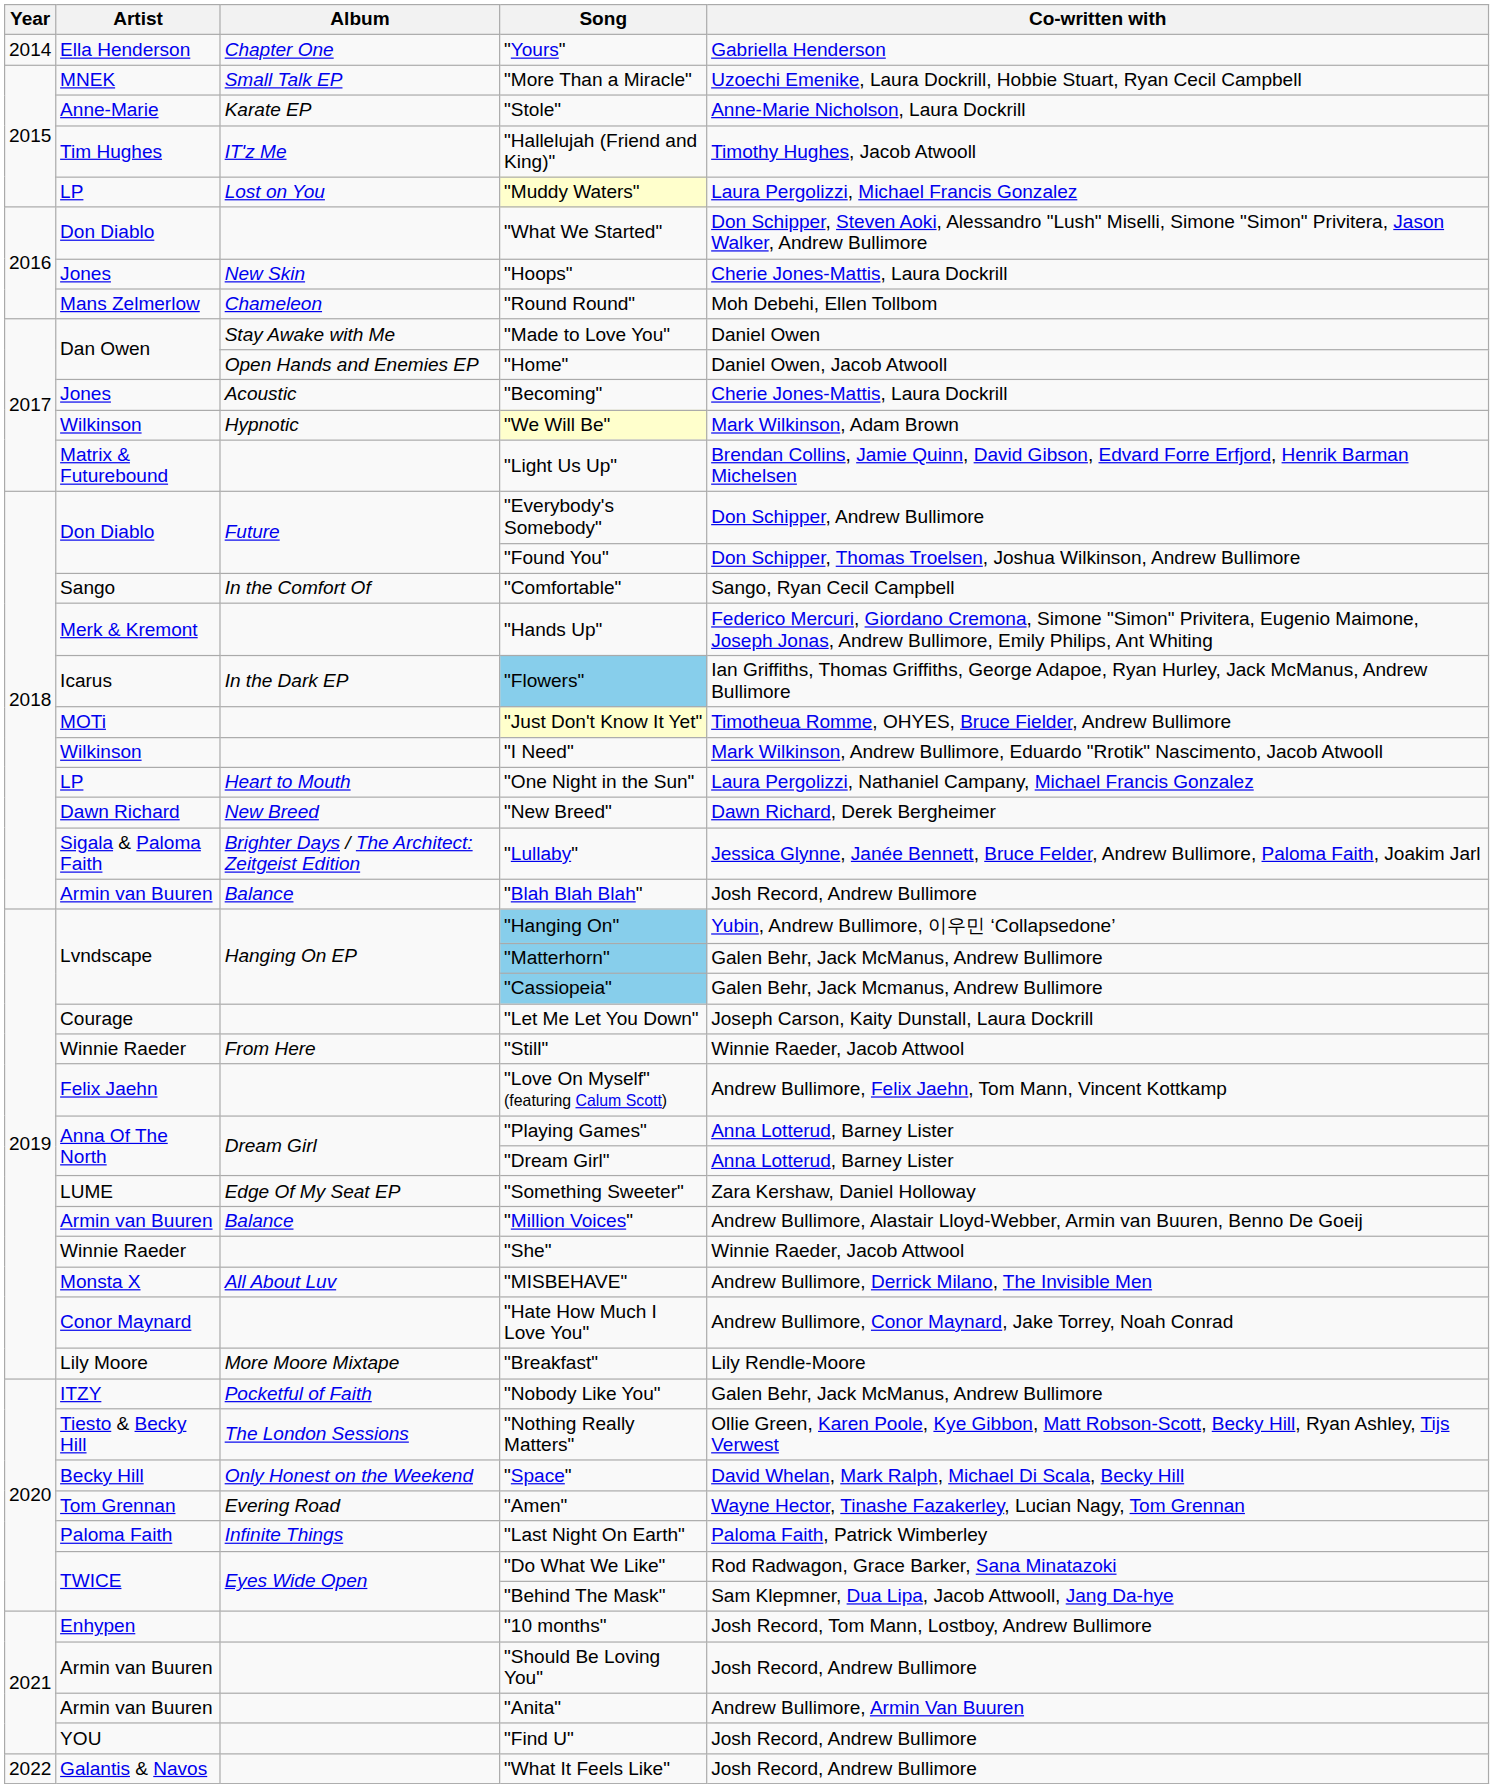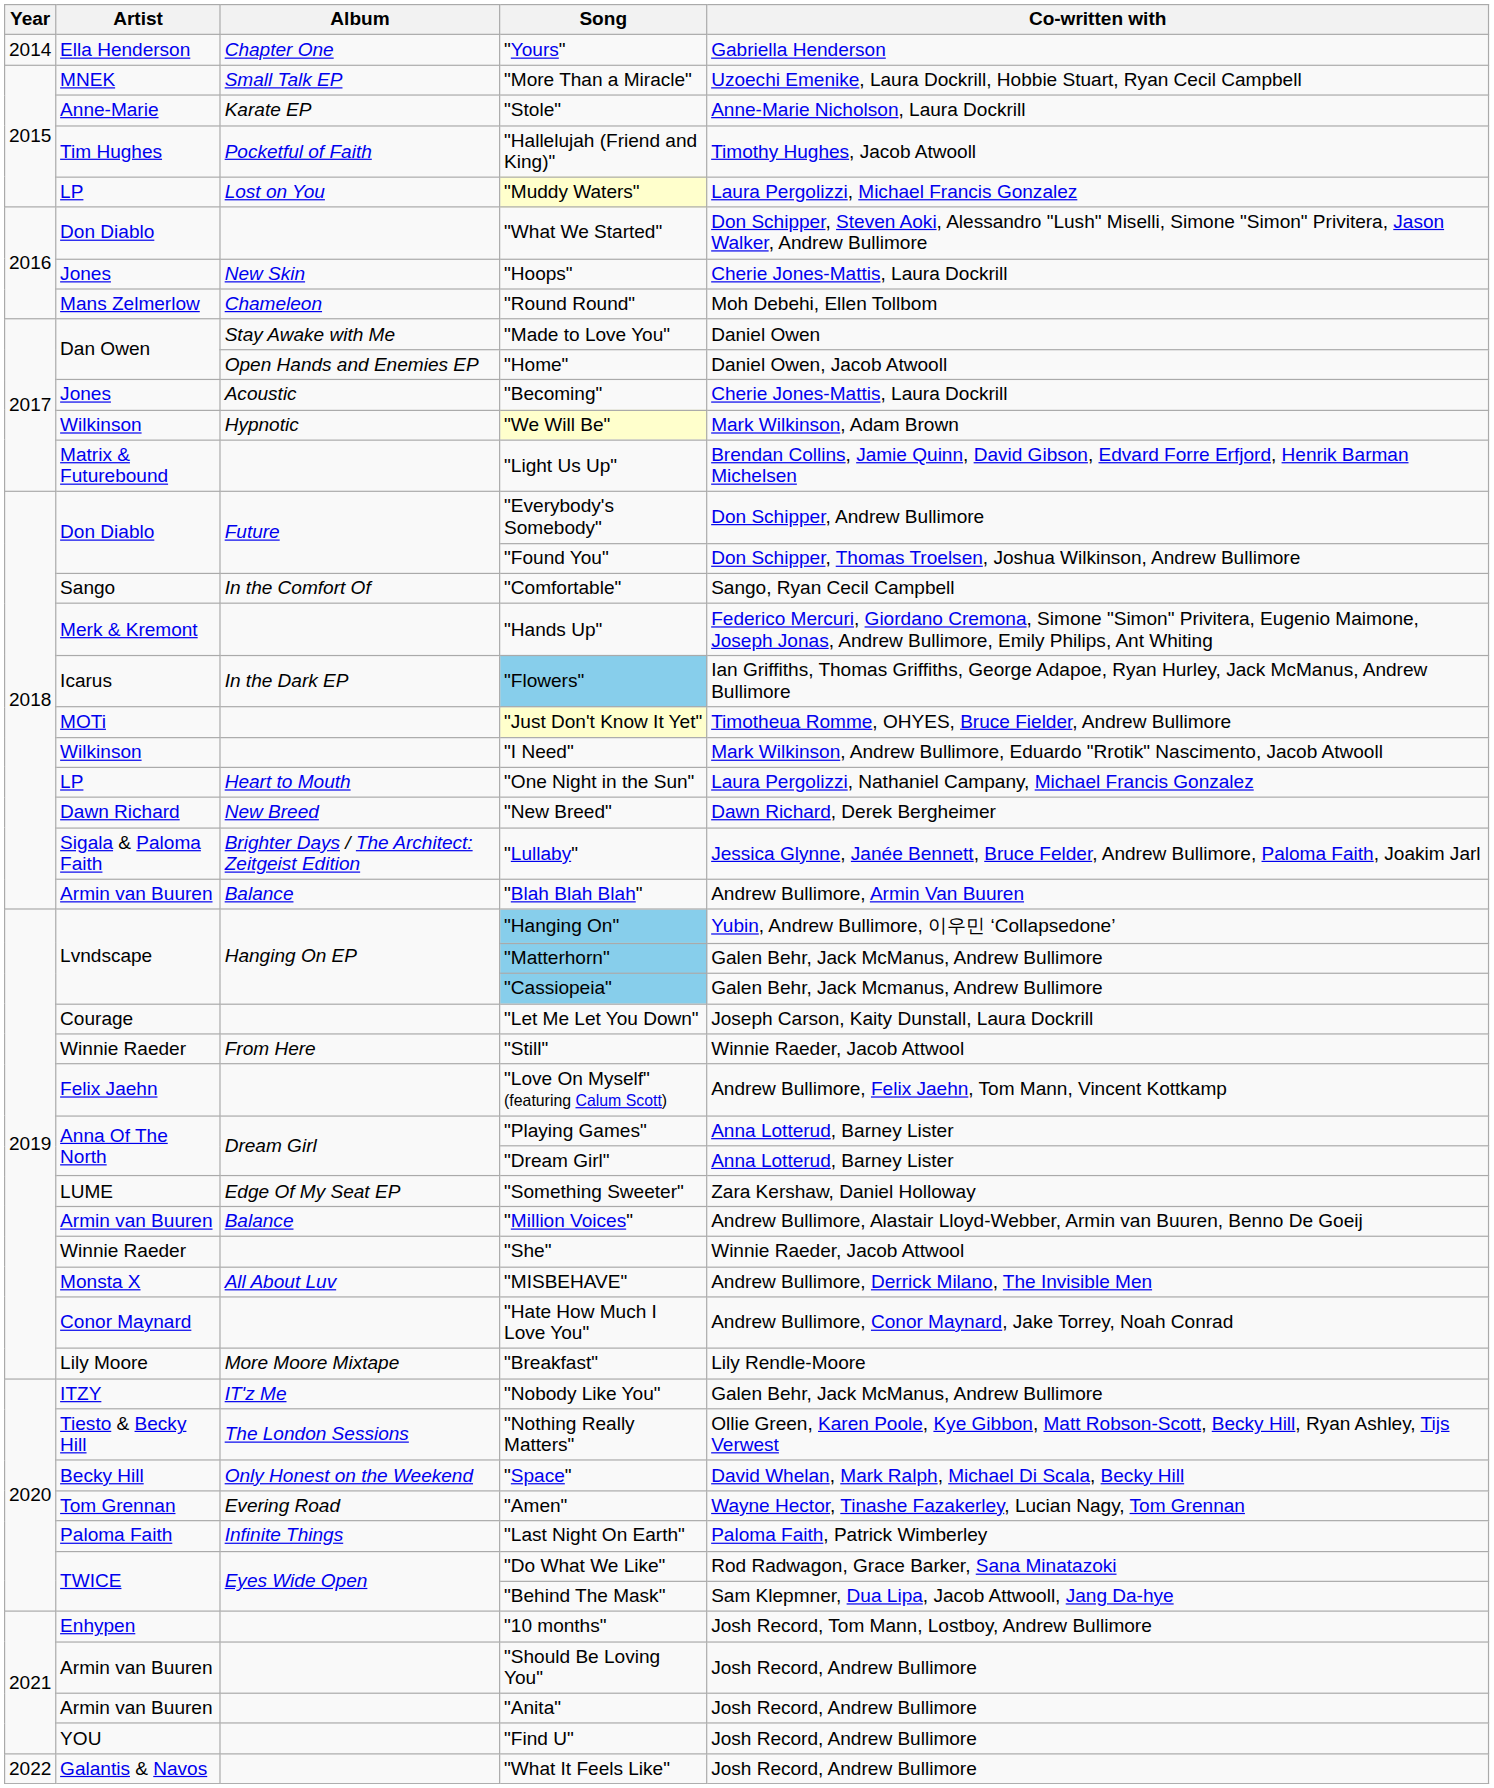(256, 151) IT'z Me -> (298, 151) Pocketful of Faith
(844, 894) Josh Record, Andrew Bullimore -> (868, 894) Andrew Bullimore, Armin Van Buuren
(298, 1393) Pocketful of Faith -> (256, 1393) IT'z Me
(868, 1708) Andrew Bullimore, Armin Van Buuren -> (844, 1708) Josh Record, Andrew Bullimore
